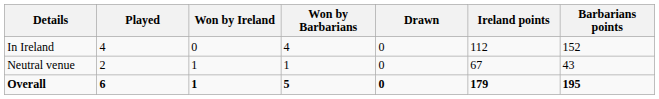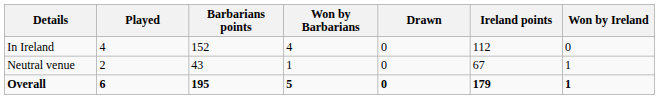columns swapped: (235, 20) <-> (607, 20)
